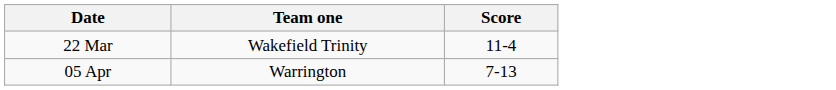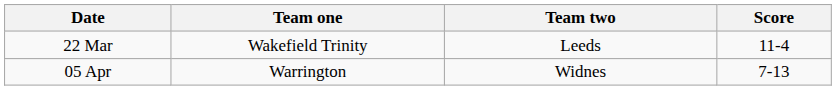+ column: (581, 17)
